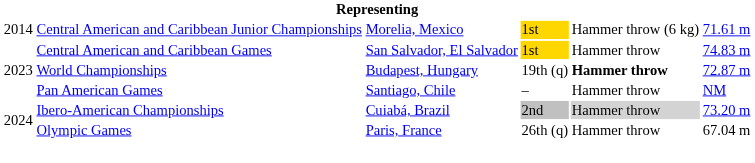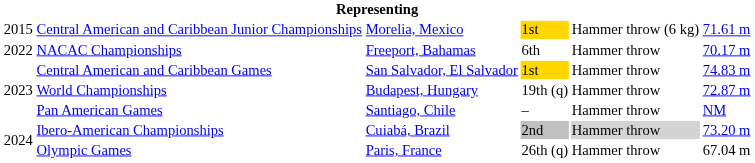(18, 29) 2014 -> (18, 29) 2015
+ row: (109, 50)
(620, 70) bold -> (616, 90) normal
